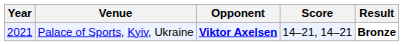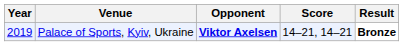(20, 32) 2021 -> (20, 32) 2019
